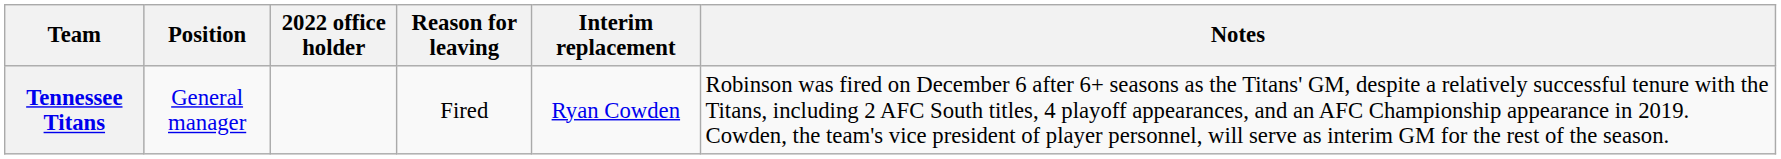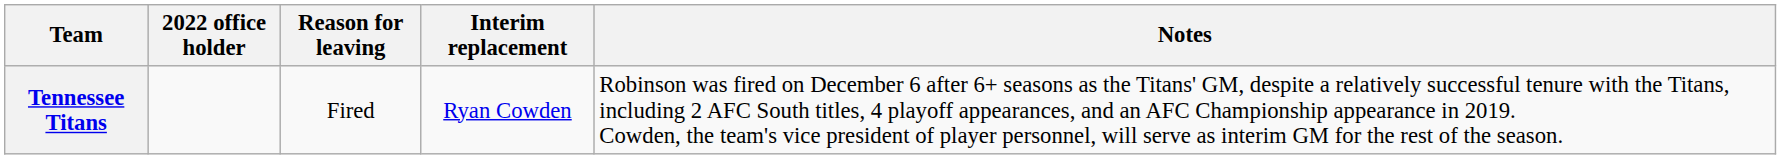- column: (207, 35)
